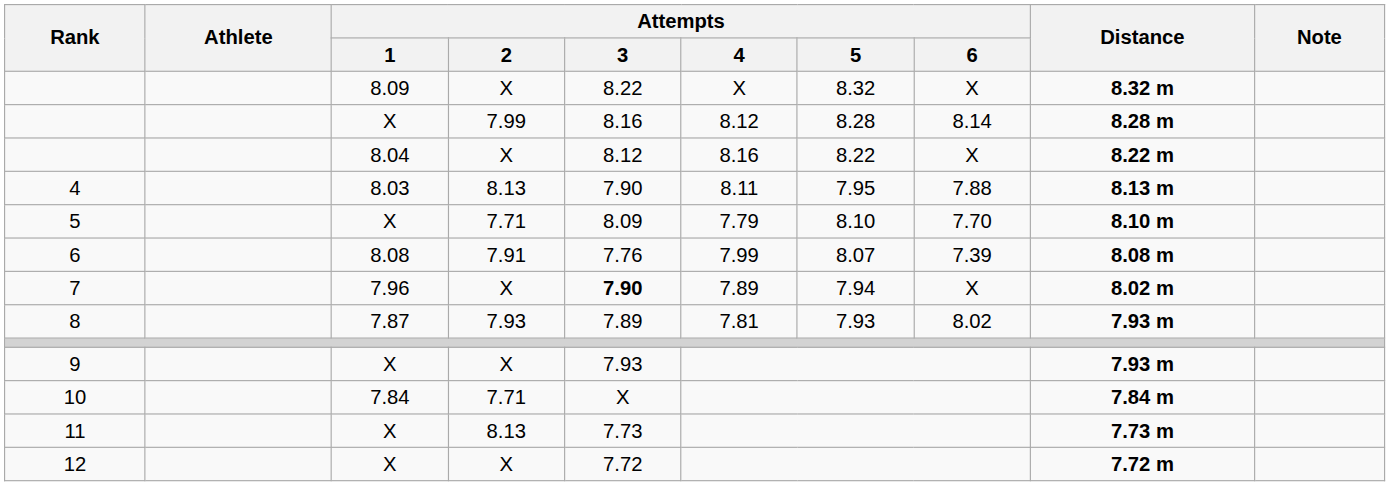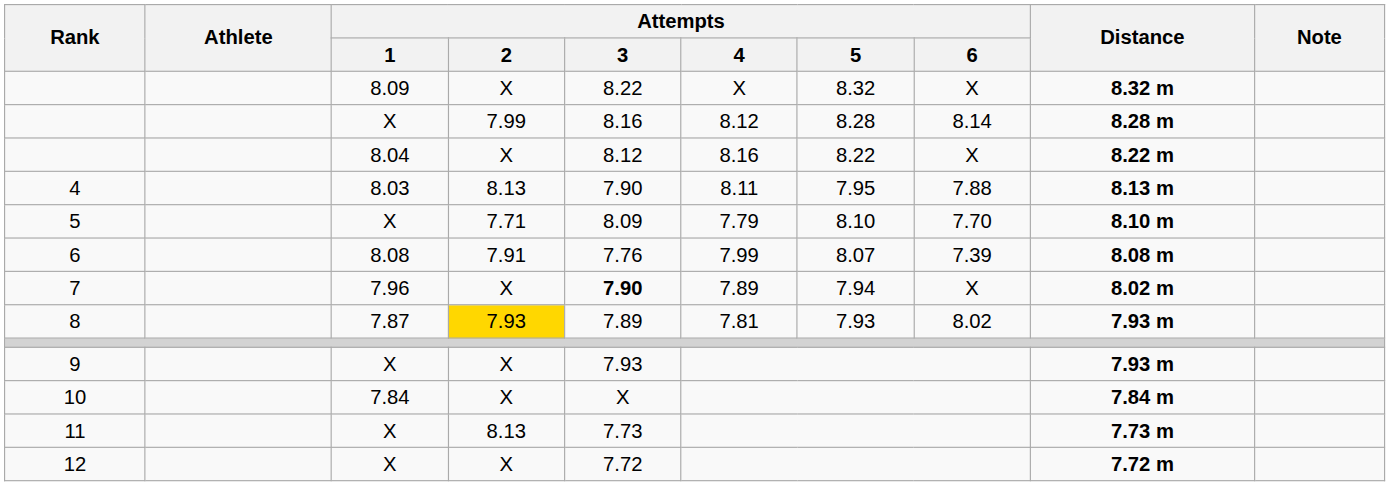(506, 321) no background -> (506, 321) gold background
(506, 397) 7.71 -> (506, 397) X
